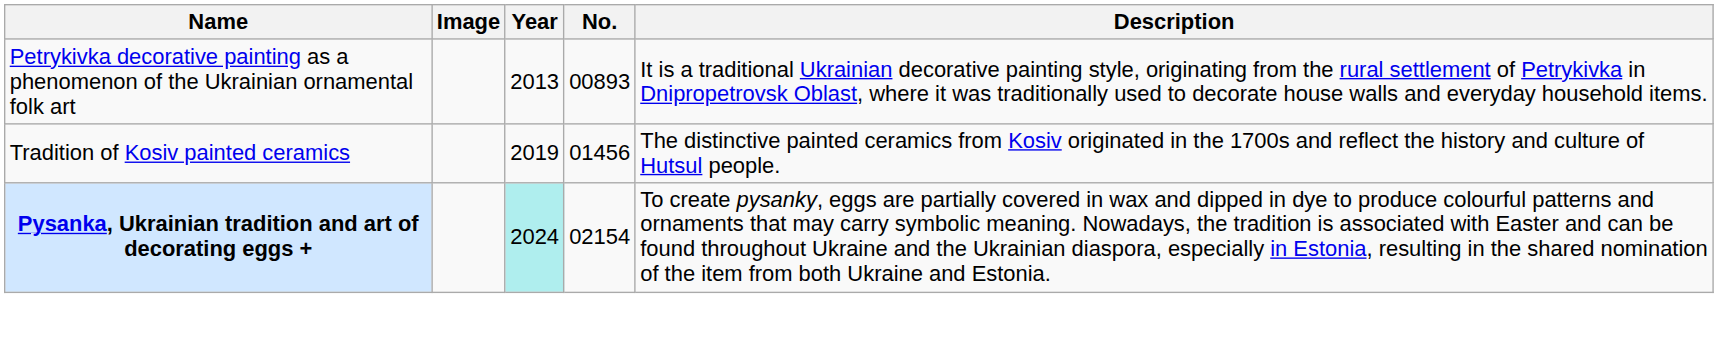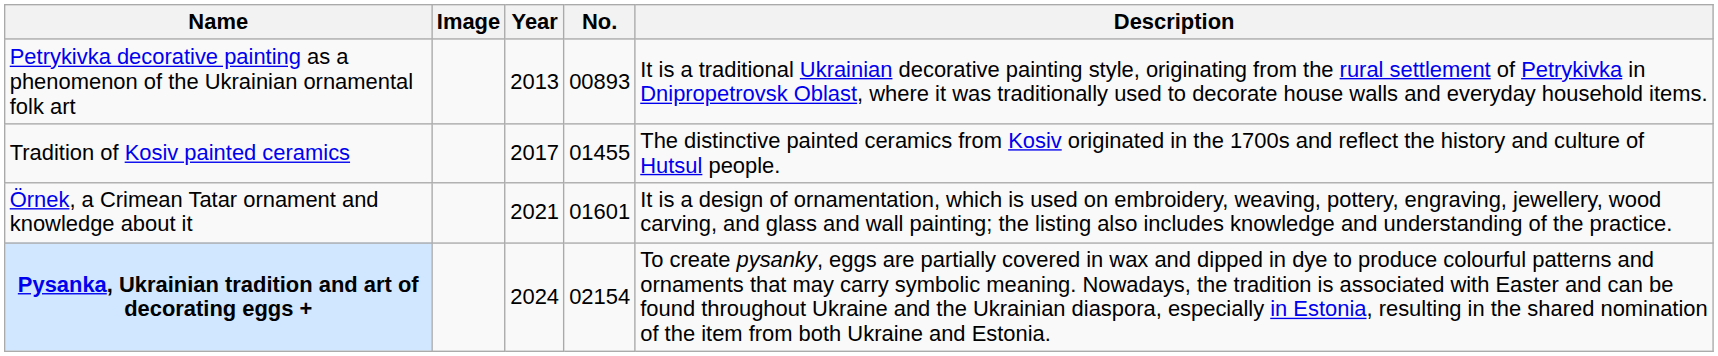(535, 153) 2019 -> (535, 153) 2017
(600, 153) 01456 -> (600, 153) 01455
+ row: (194, 212)
(535, 237) paleturquoise background -> (535, 296) no background
